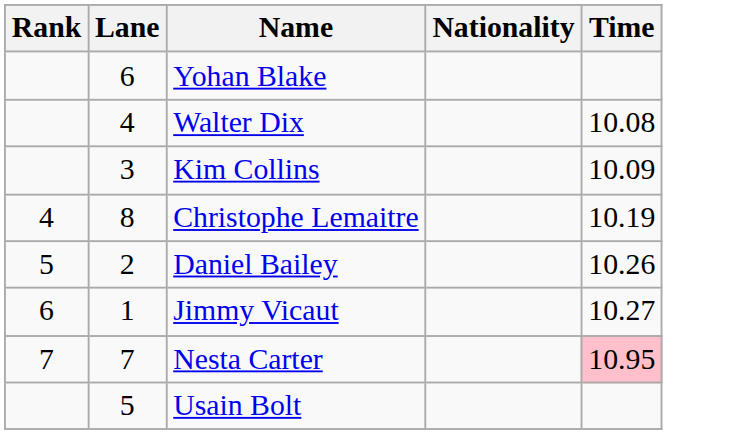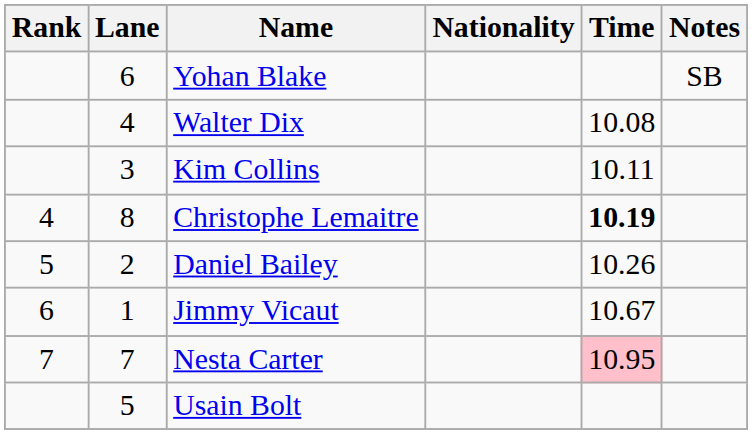+ column: (705, 28)
(622, 169) 10.09 -> (622, 169) 10.11
(622, 216) normal -> (622, 216) bold
(622, 311) 10.27 -> (622, 311) 10.67
